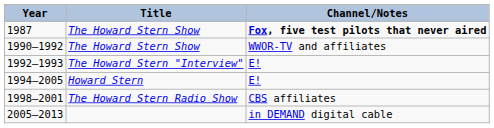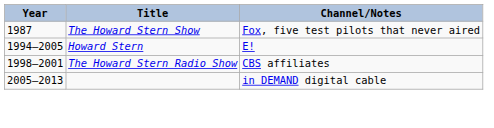(367, 30) bold -> (361, 30) normal
- row: (35, 47)
- row: (35, 64)
